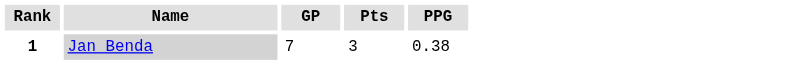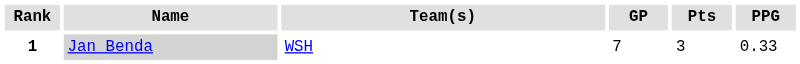+ column: (443, 18)
(431, 47) 0.38 -> (759, 47) 0.33
